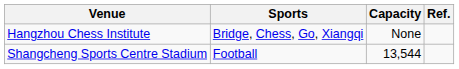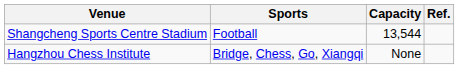rows swapped: (79, 34) <-> (107, 53)
